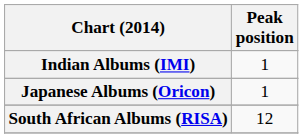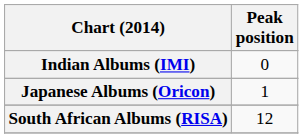(265, 64) 1 -> (265, 64) 0
